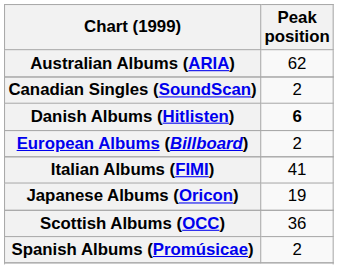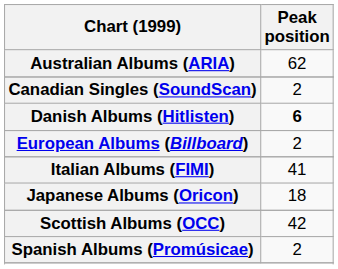(297, 196) 19 -> (297, 196) 18
(297, 223) 36 -> (297, 223) 42
